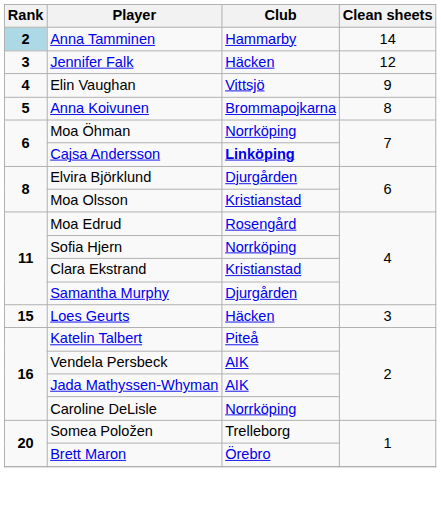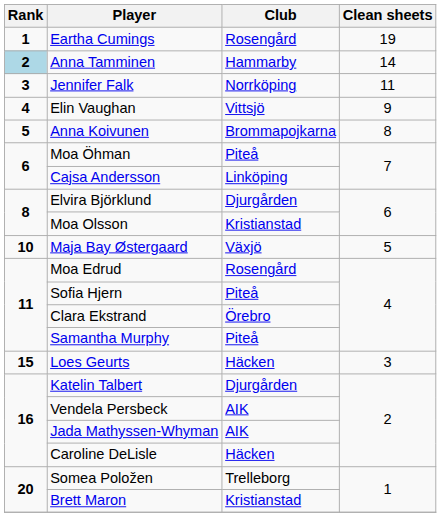+ row: (102, 39)
(250, 62) Häcken -> (261, 85) Norrköping
(388, 62) 12 -> (388, 85) 11
(261, 131) Norrköping -> (242, 154) Piteå
(260, 154) bold -> (256, 177) normal
+ row: (119, 246)
(261, 246) Norrköping -> (242, 293) Piteå
(263, 270) Kristianstad -> (248, 316) Örebro
(261, 293) Djurgården -> (242, 339) Piteå
(242, 339) Piteå -> (261, 385) Djurgården
(261, 408) Norrköping -> (250, 454) Häcken
(248, 454) Örebro -> (263, 500) Kristianstad
